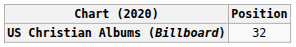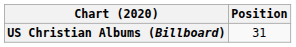(259, 33) 32 -> (259, 33) 31
